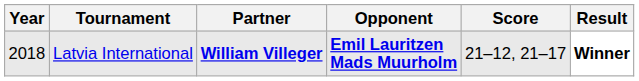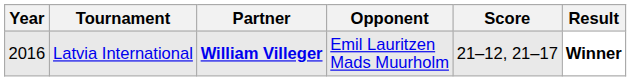(27, 53) 2018 -> (27, 53) 2016
(394, 53) bold -> (390, 53) normal
